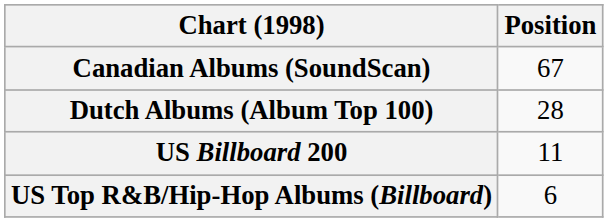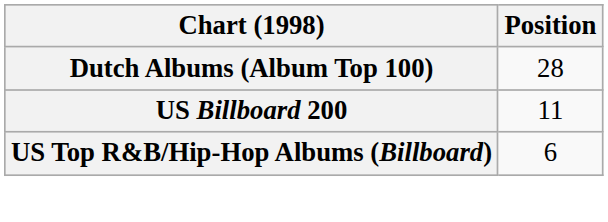- row: (252, 68)
